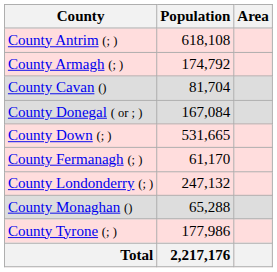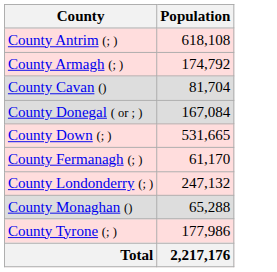- column: (253, 16)
